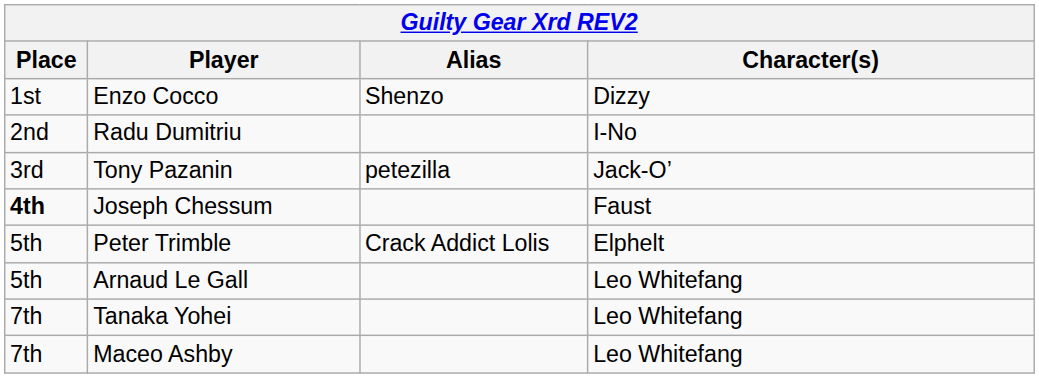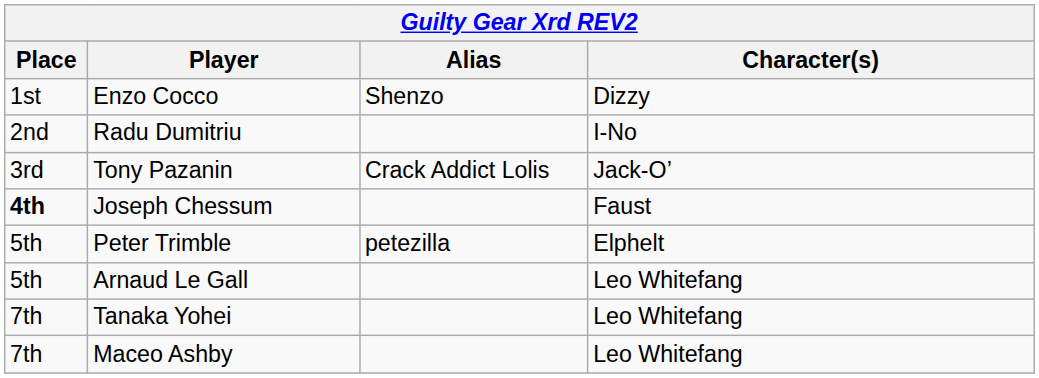(408, 170) petezilla -> (457, 170) Crack Addict Lolis
(457, 243) Crack Addict Lolis -> (408, 243) petezilla
